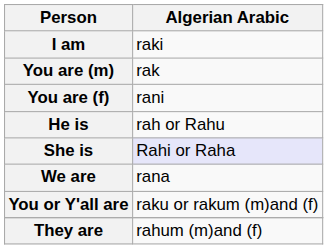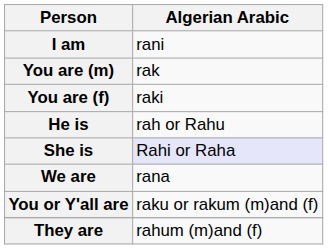(150, 44) raki -> (150, 44) rani
(150, 97) rani -> (150, 97) raki
